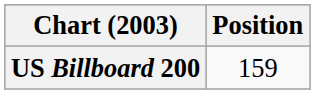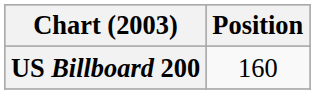(258, 67) 159 -> (258, 67) 160
